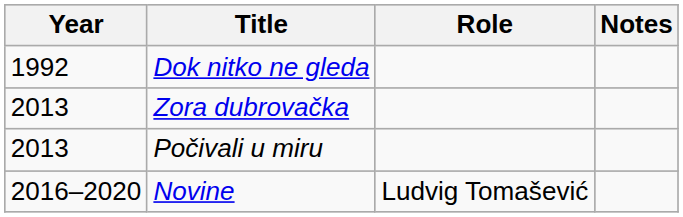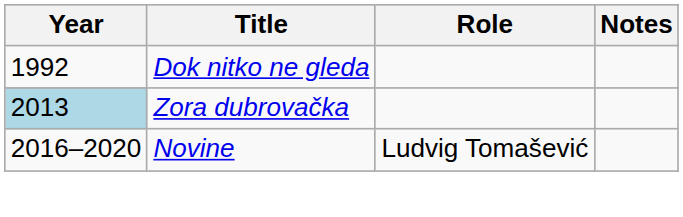(40, 107) no background -> (40, 107) lightblue background
- row: (238, 149)
